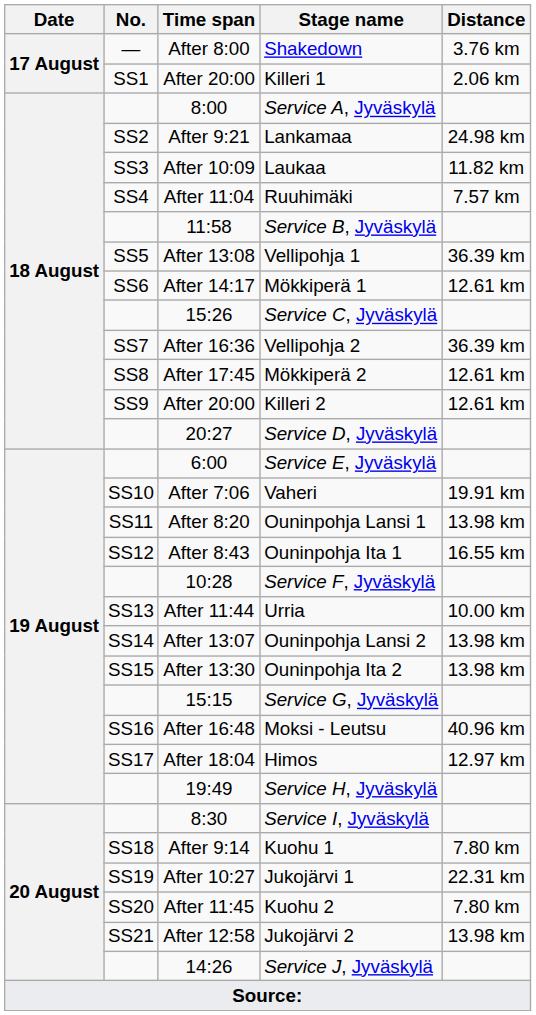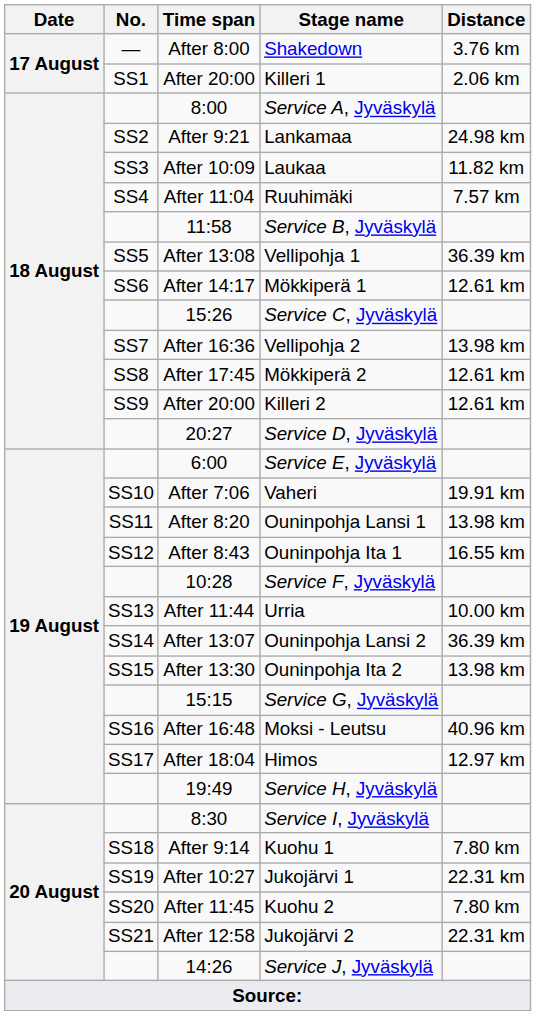(486, 344) 36.39 km -> (486, 344) 13.98 km
(486, 640) 13.98 km -> (486, 640) 36.39 km
(486, 936) 13.98 km -> (486, 936) 22.31 km
